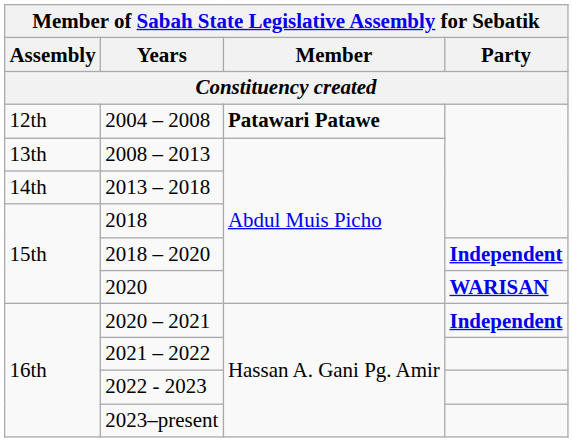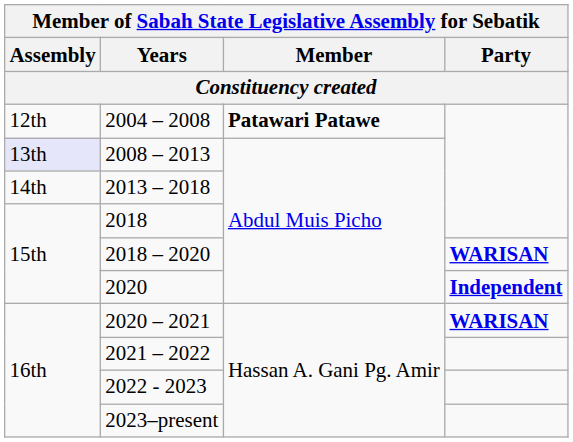(28, 154) no background -> (28, 154) lavender background
(506, 253) Independent -> (499, 253) WARISAN
(499, 287) WARISAN -> (506, 287) Independent
(506, 320) Independent -> (499, 320) WARISAN
